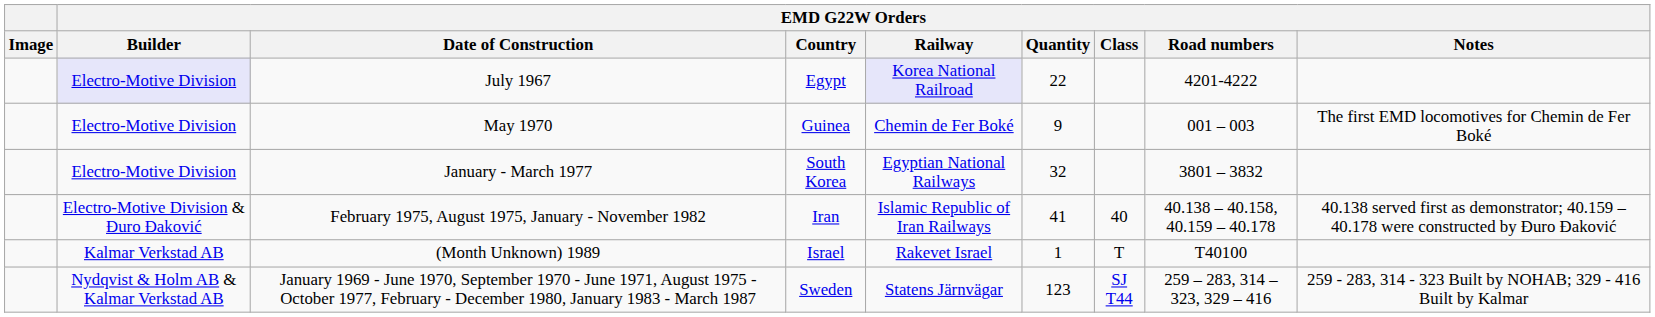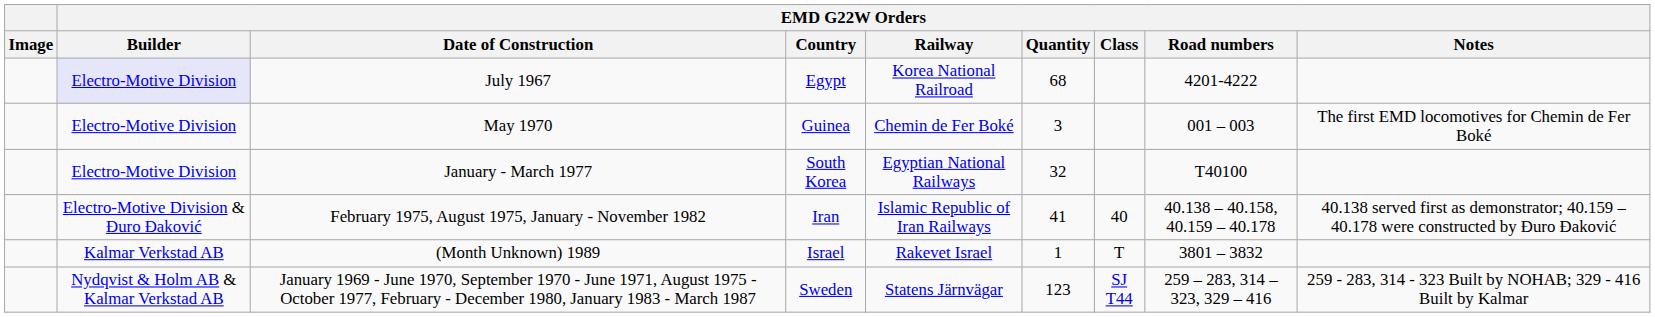(944, 80) lavender background -> (944, 80) no background
(1058, 80) 22 -> (1058, 80) 68
(1058, 126) 9 -> (1058, 126) 3
(1221, 171) 3801 – 3832 -> (1221, 171) T40100
(1221, 253) T40100 -> (1221, 253) 3801 – 3832
